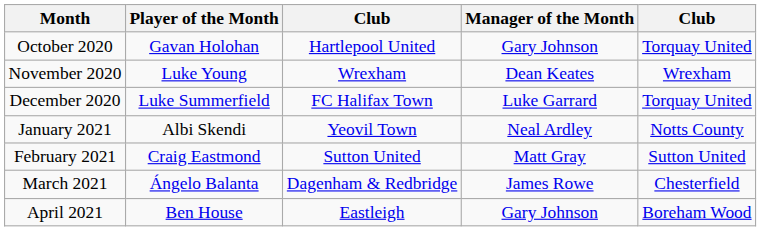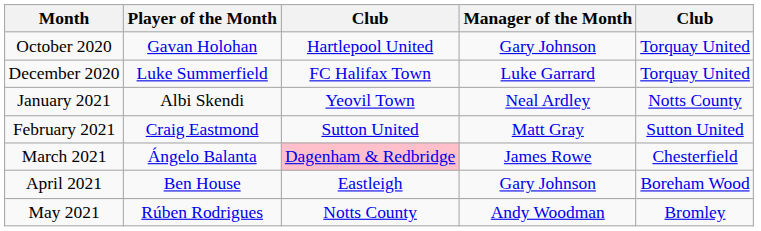- row: (65, 73)
(372, 184) no background -> (370, 156) pink background
+ row: (64, 211)
